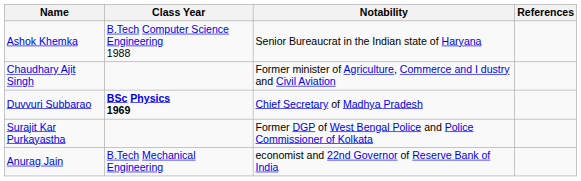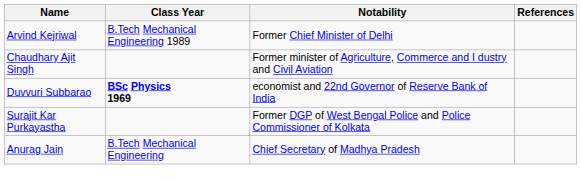+ row: (42, 35)
- row: (42, 41)
(339, 104) Chief Secretary of Madhya Pradesh -> (370, 92) economist and 22nd Governor of Reserve Bank of India
(373, 161) economist and 22nd Governor of Reserve Bank of India -> (336, 150) Chief Secretary of Madhya Pradesh
